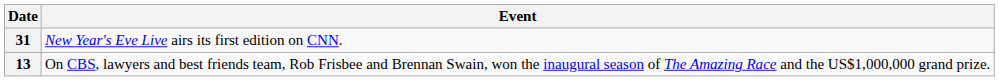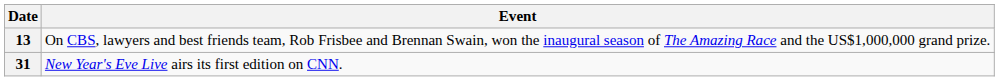rows swapped: (23, 64) <-> (23, 40)
